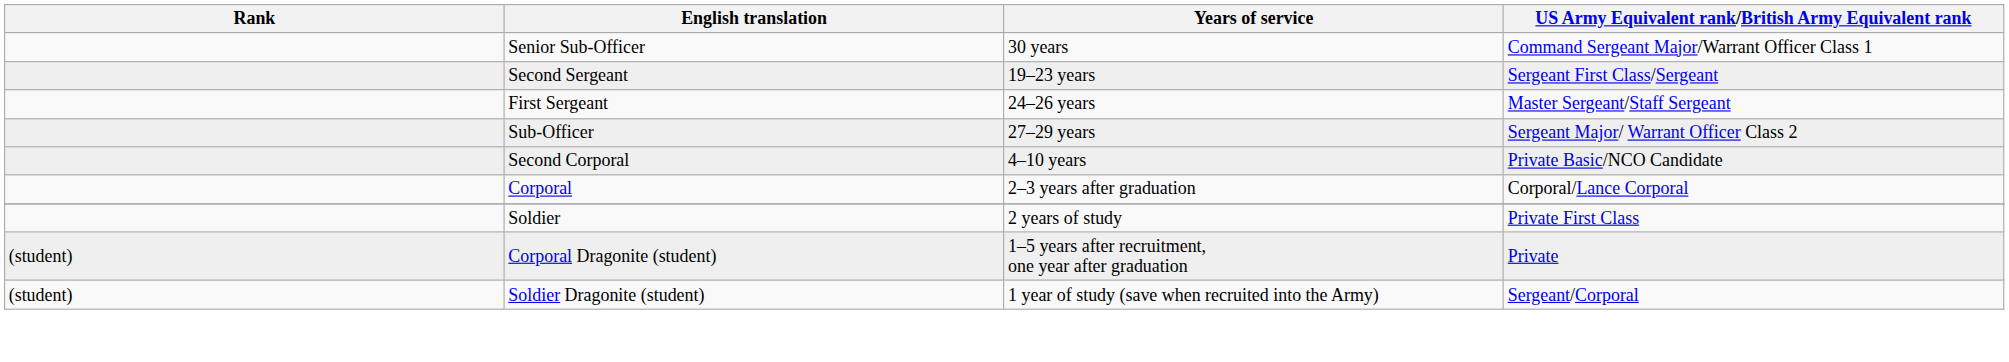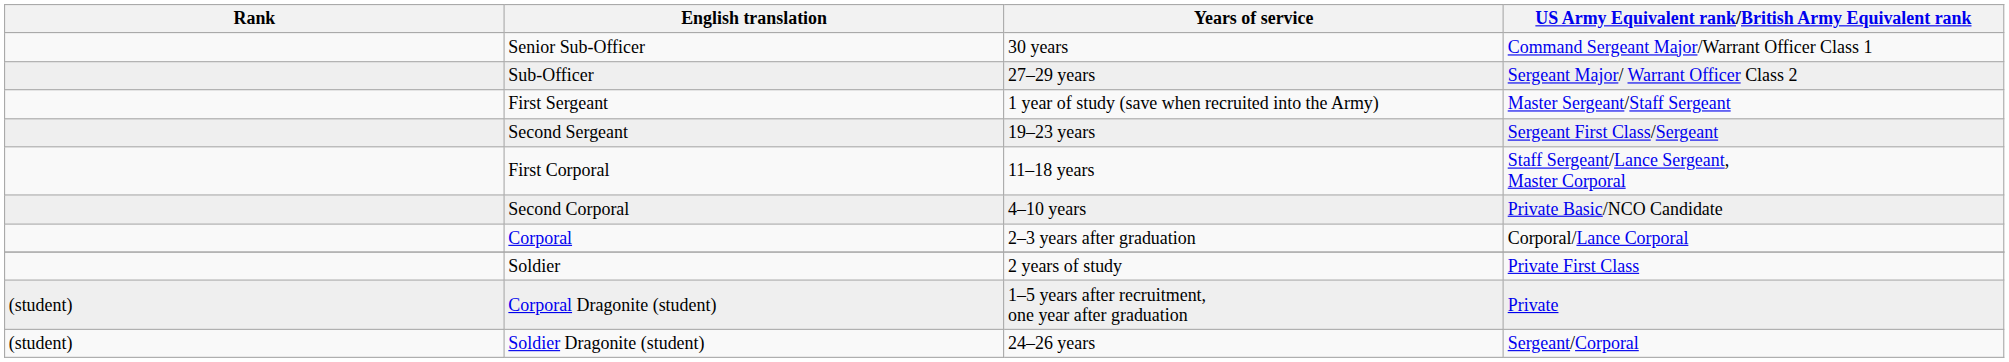rows swapped: (551, 132) <-> (568, 75)
(1052, 103) 24–26 years -> (1193, 103) 1 year of study (save when recruited into the Army)
+ row: (559, 170)
(1193, 294) 1 year of study (save when recruited into the Army) -> (1052, 343) 24–26 years
